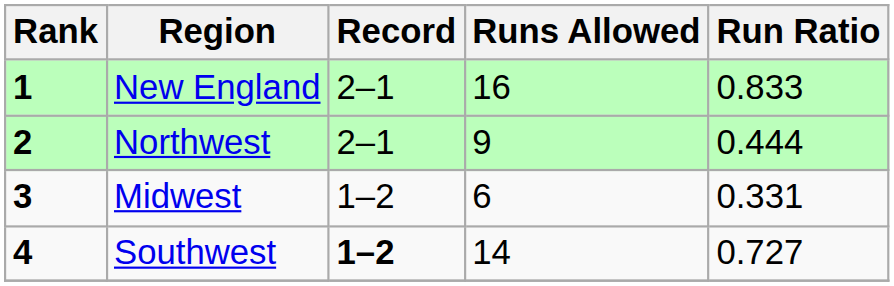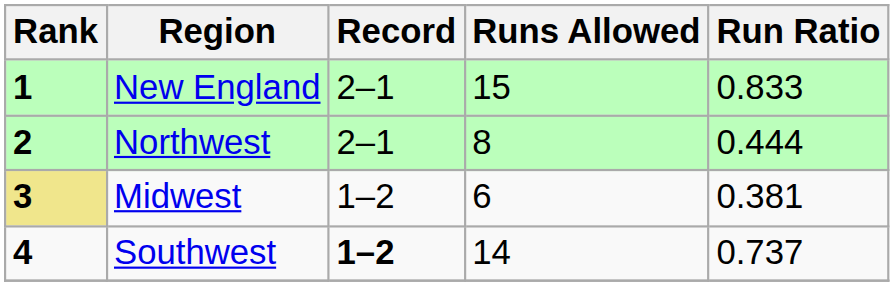(491, 87) 16 -> (491, 87) 15
(482, 142) 9 -> (482, 142) 8
(23, 197) no background -> (23, 197) khaki background
(760, 197) 0.331 -> (760, 197) 0.381
(760, 252) 0.727 -> (760, 252) 0.737
